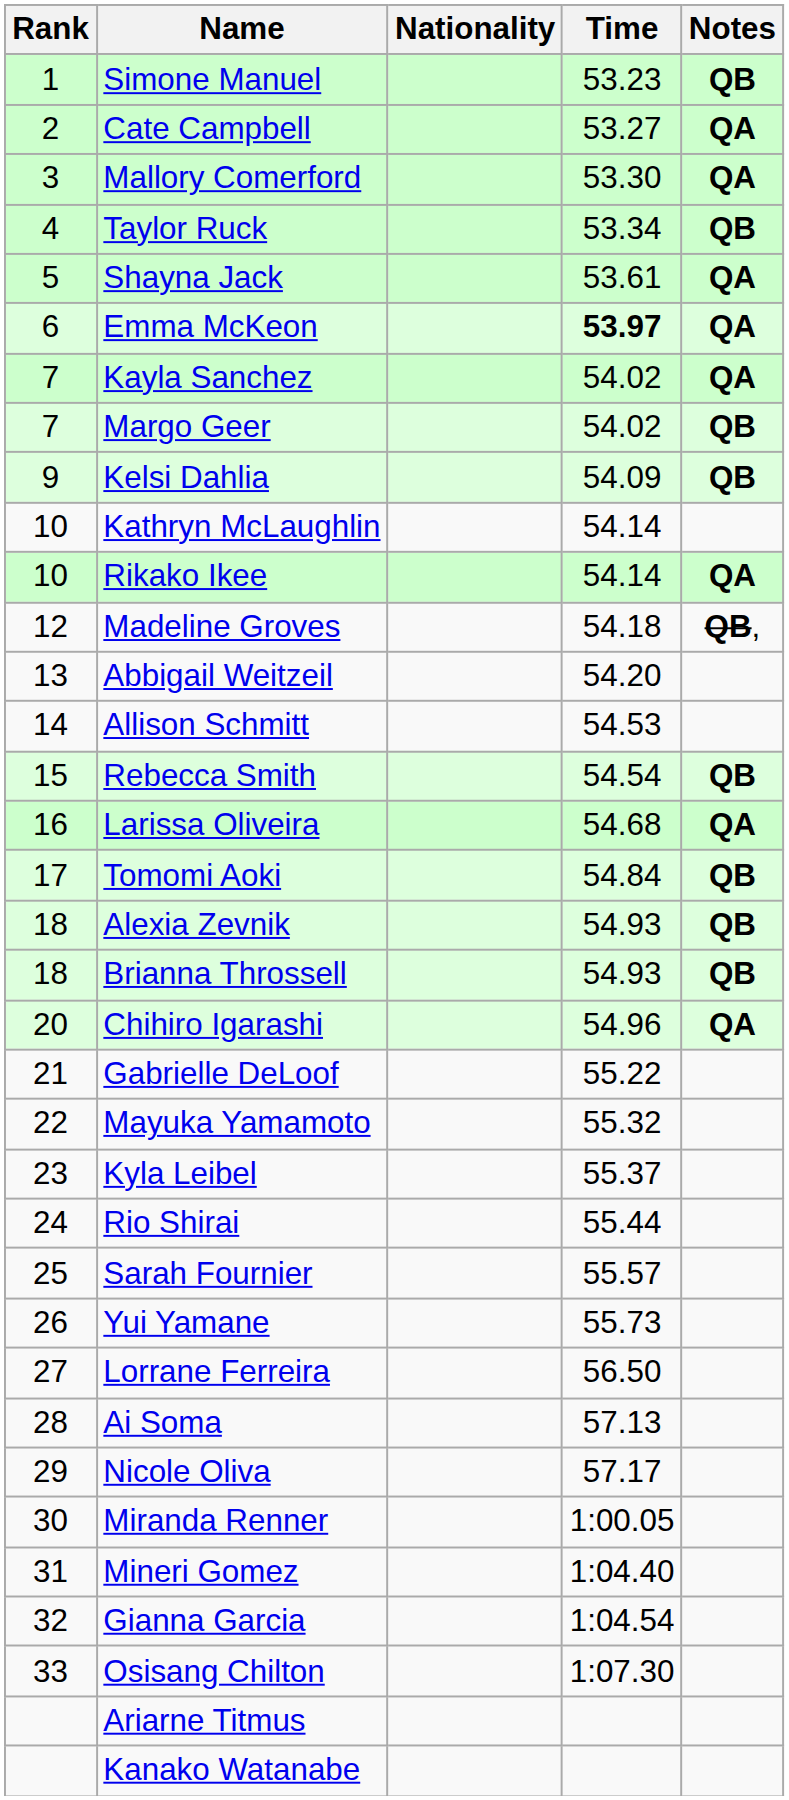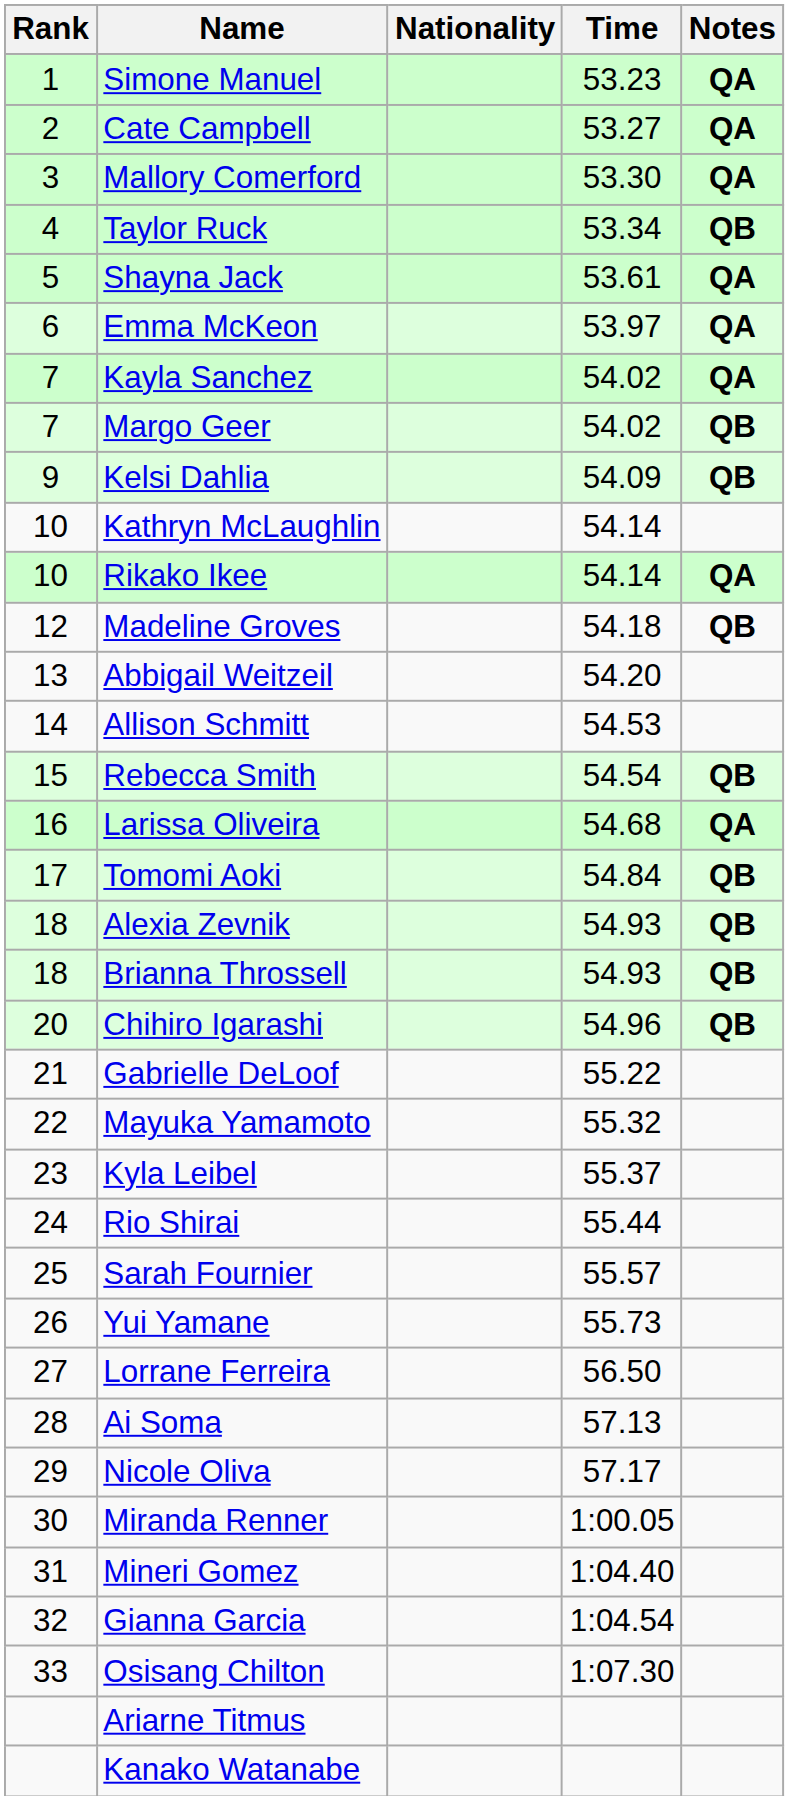(732, 79) QB -> (732, 79) QA
(622, 327) bold -> (622, 327) normal
(732, 626) QB, -> (732, 626) QB
(732, 1024) QA -> (732, 1024) QB
